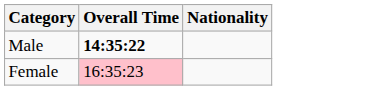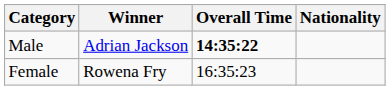+ column: (136, 17)
(113, 71) pink background -> (226, 71) no background
